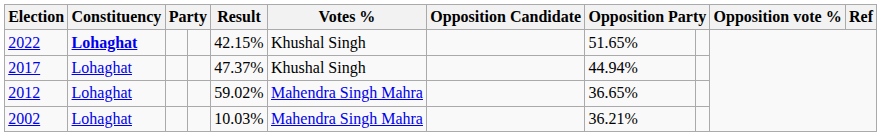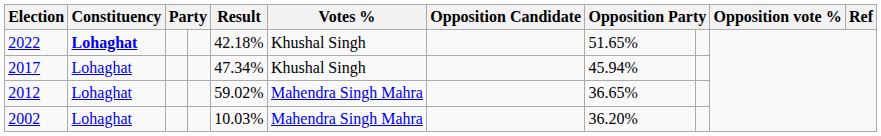(239, 42) 42.15% -> (239, 42) 42.18%
(239, 67) 47.37% -> (239, 67) 47.34%
(613, 67) 44.94% -> (613, 67) 45.94%
(613, 118) 36.21% -> (613, 118) 36.20%
